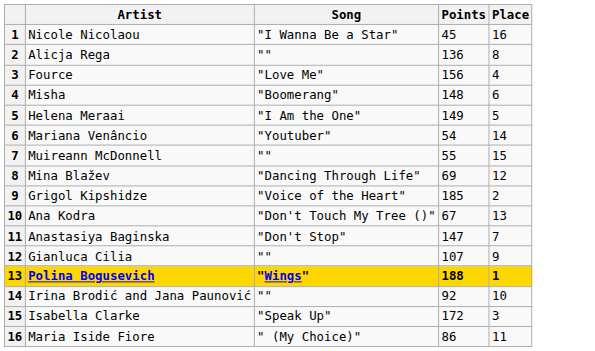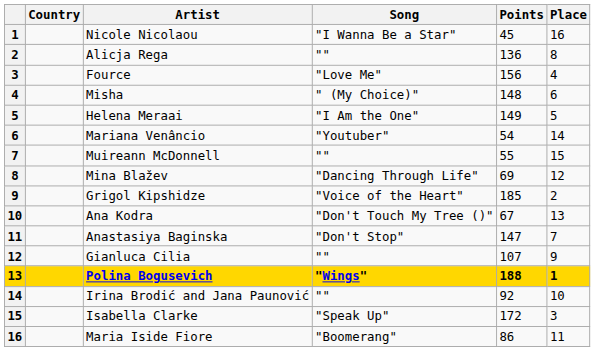+ column: (54, 15)
(298, 95) "Boomerang" -> (367, 95) " (My Choice)"
(309, 337) " (My Choice)" -> (356, 337) "Boomerang"
